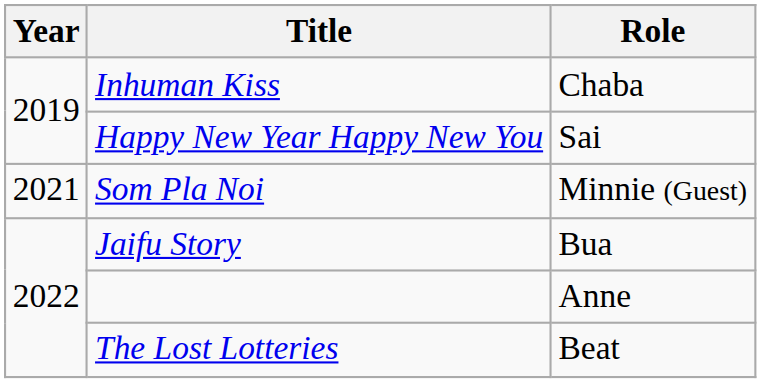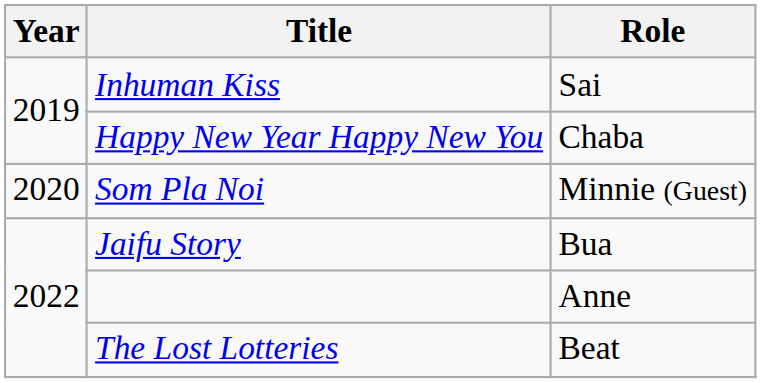(601, 84) Chaba -> (580, 84) Sai
(580, 137) Sai -> (601, 137) Chaba
(46, 190) 2021 -> (46, 190) 2020
